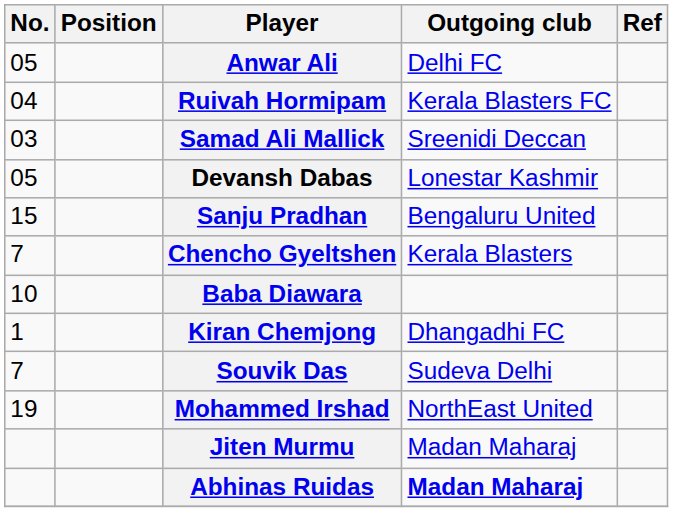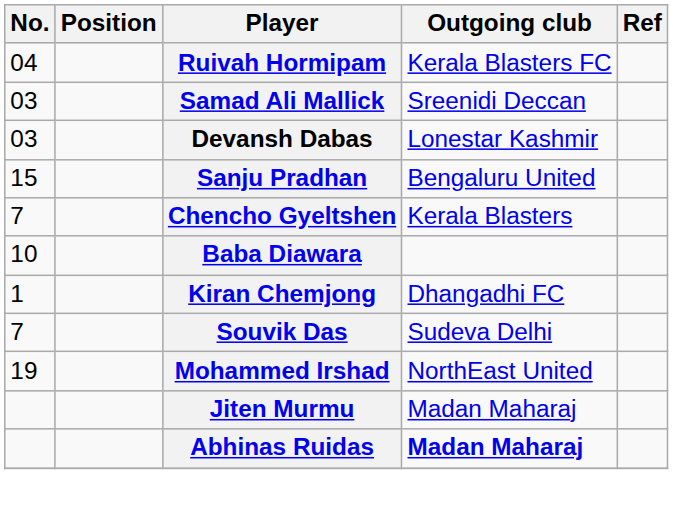- row: (282, 62)
(24, 178) 05 -> (24, 139) 03
